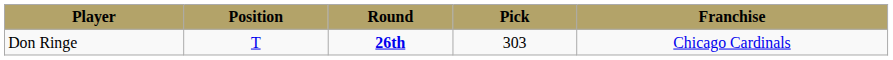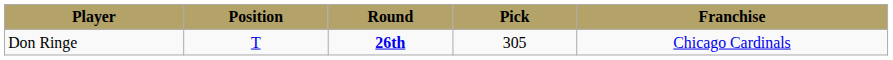(515, 42) 303 -> (515, 42) 305
